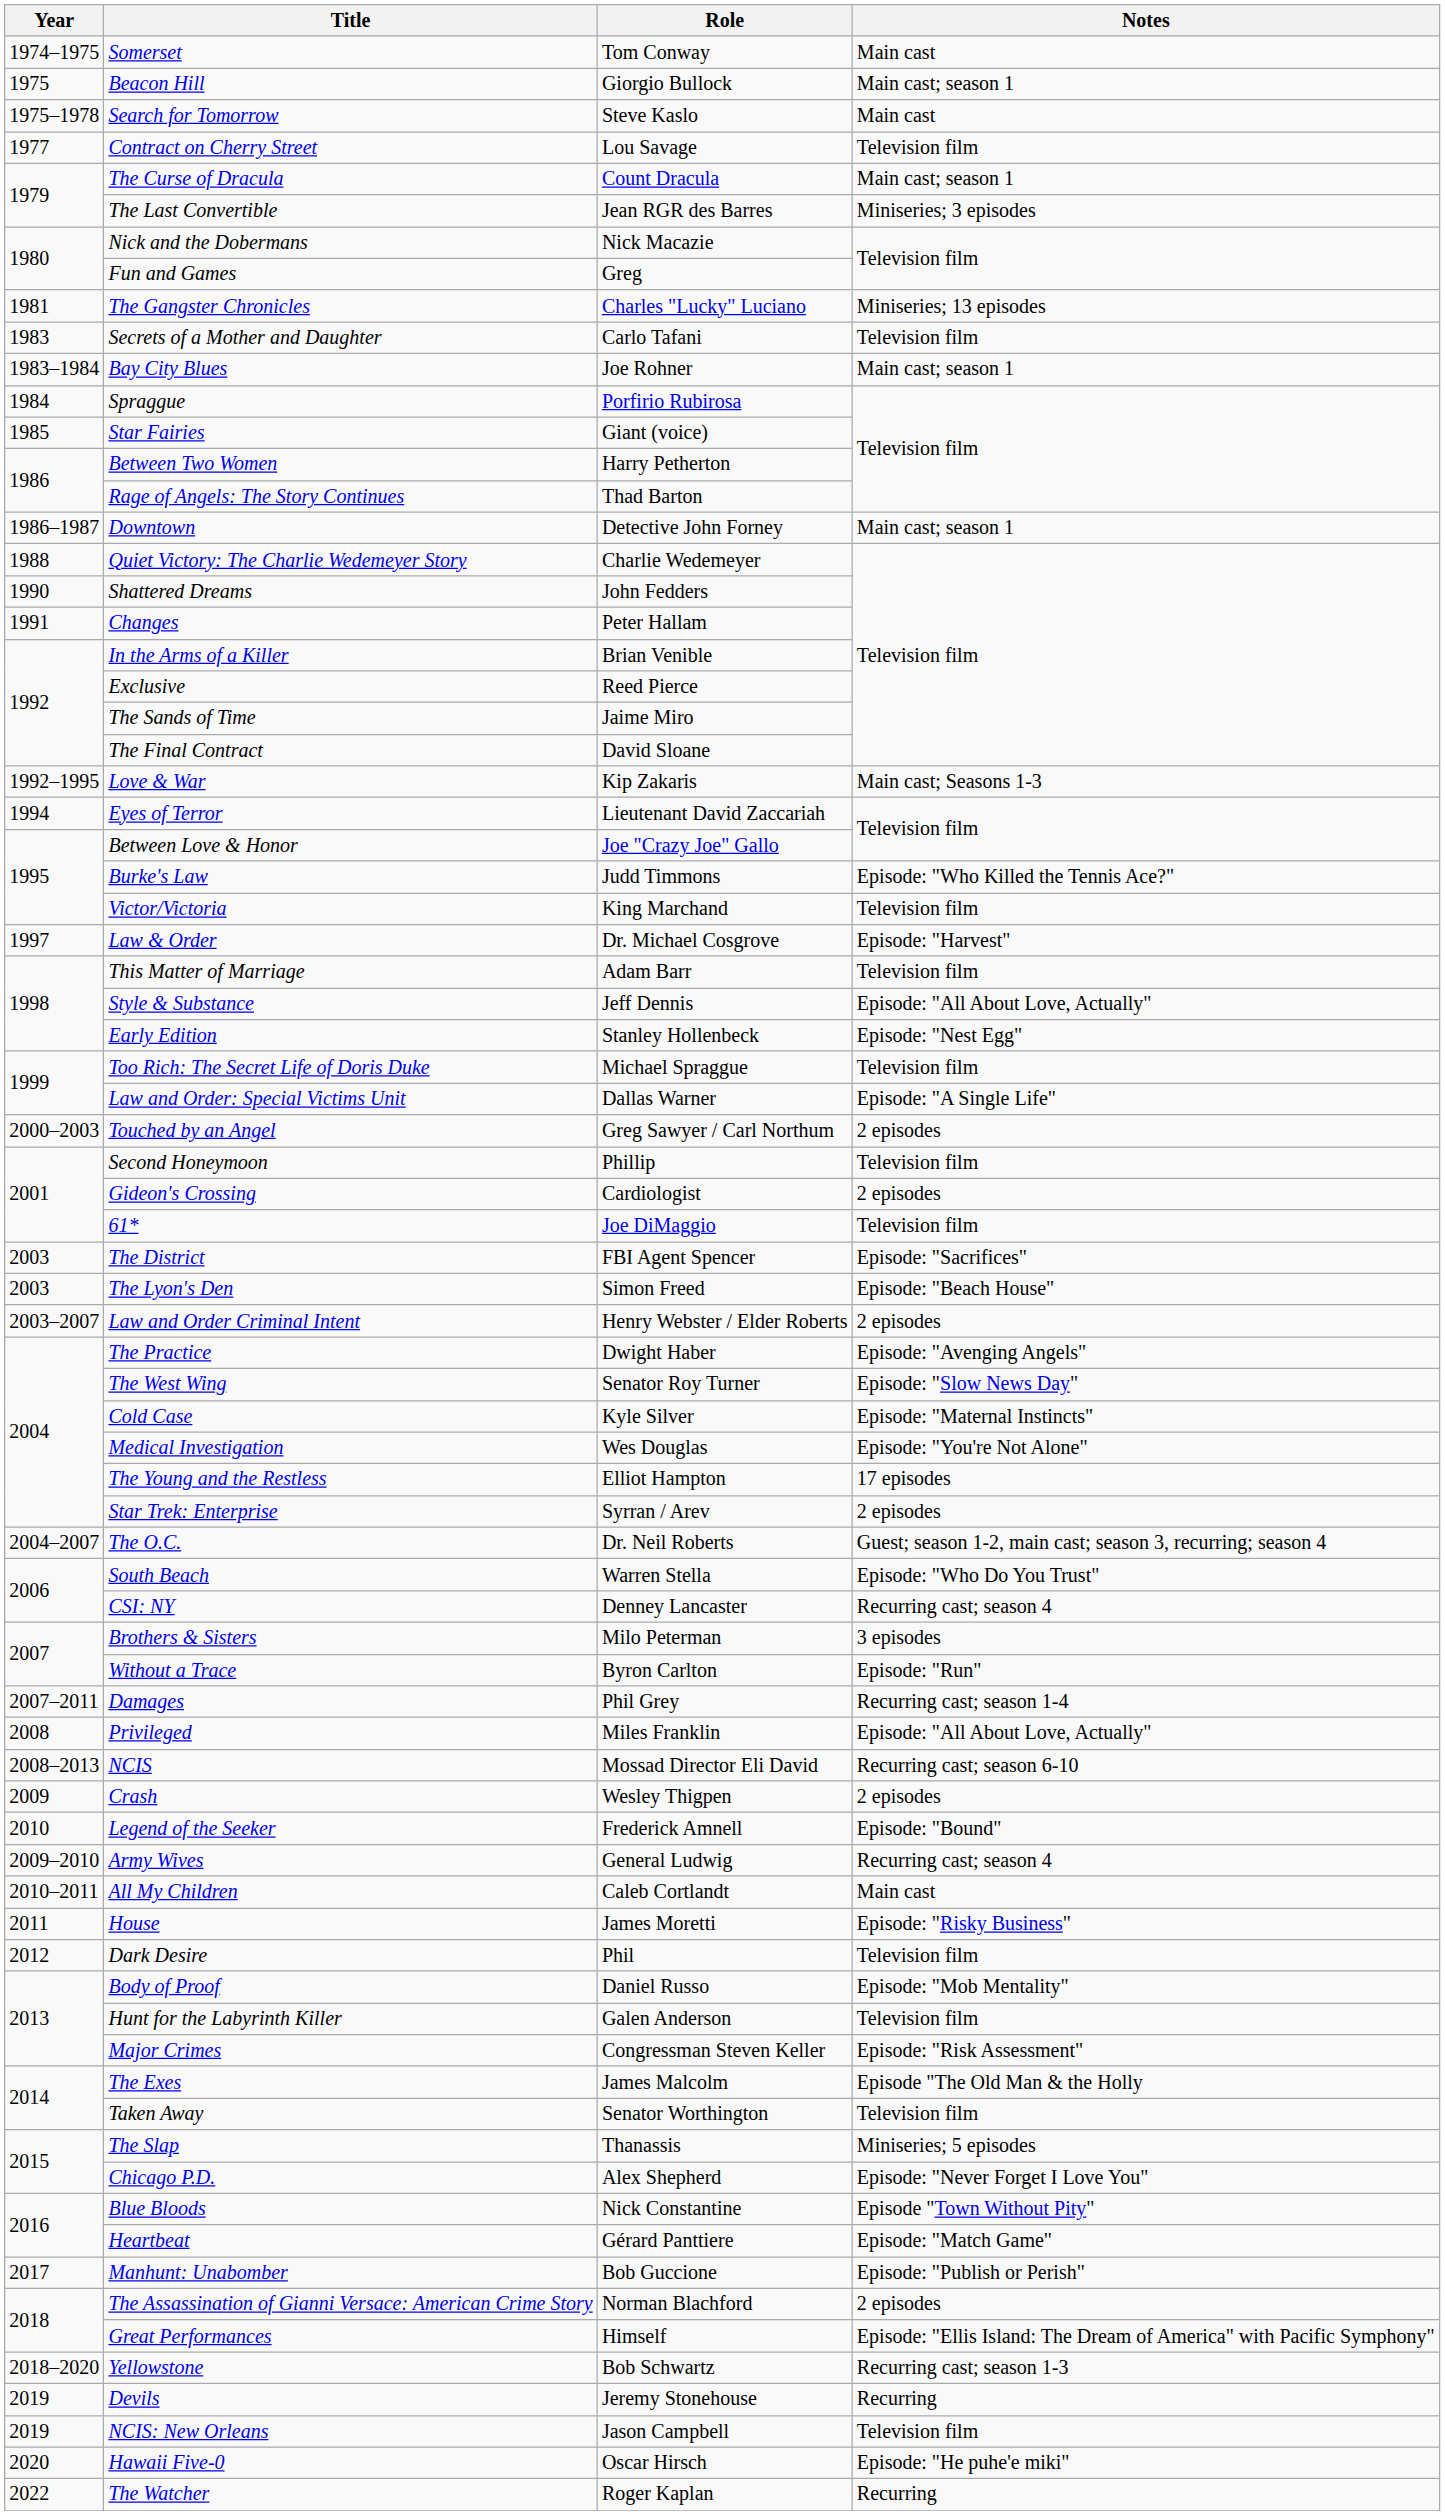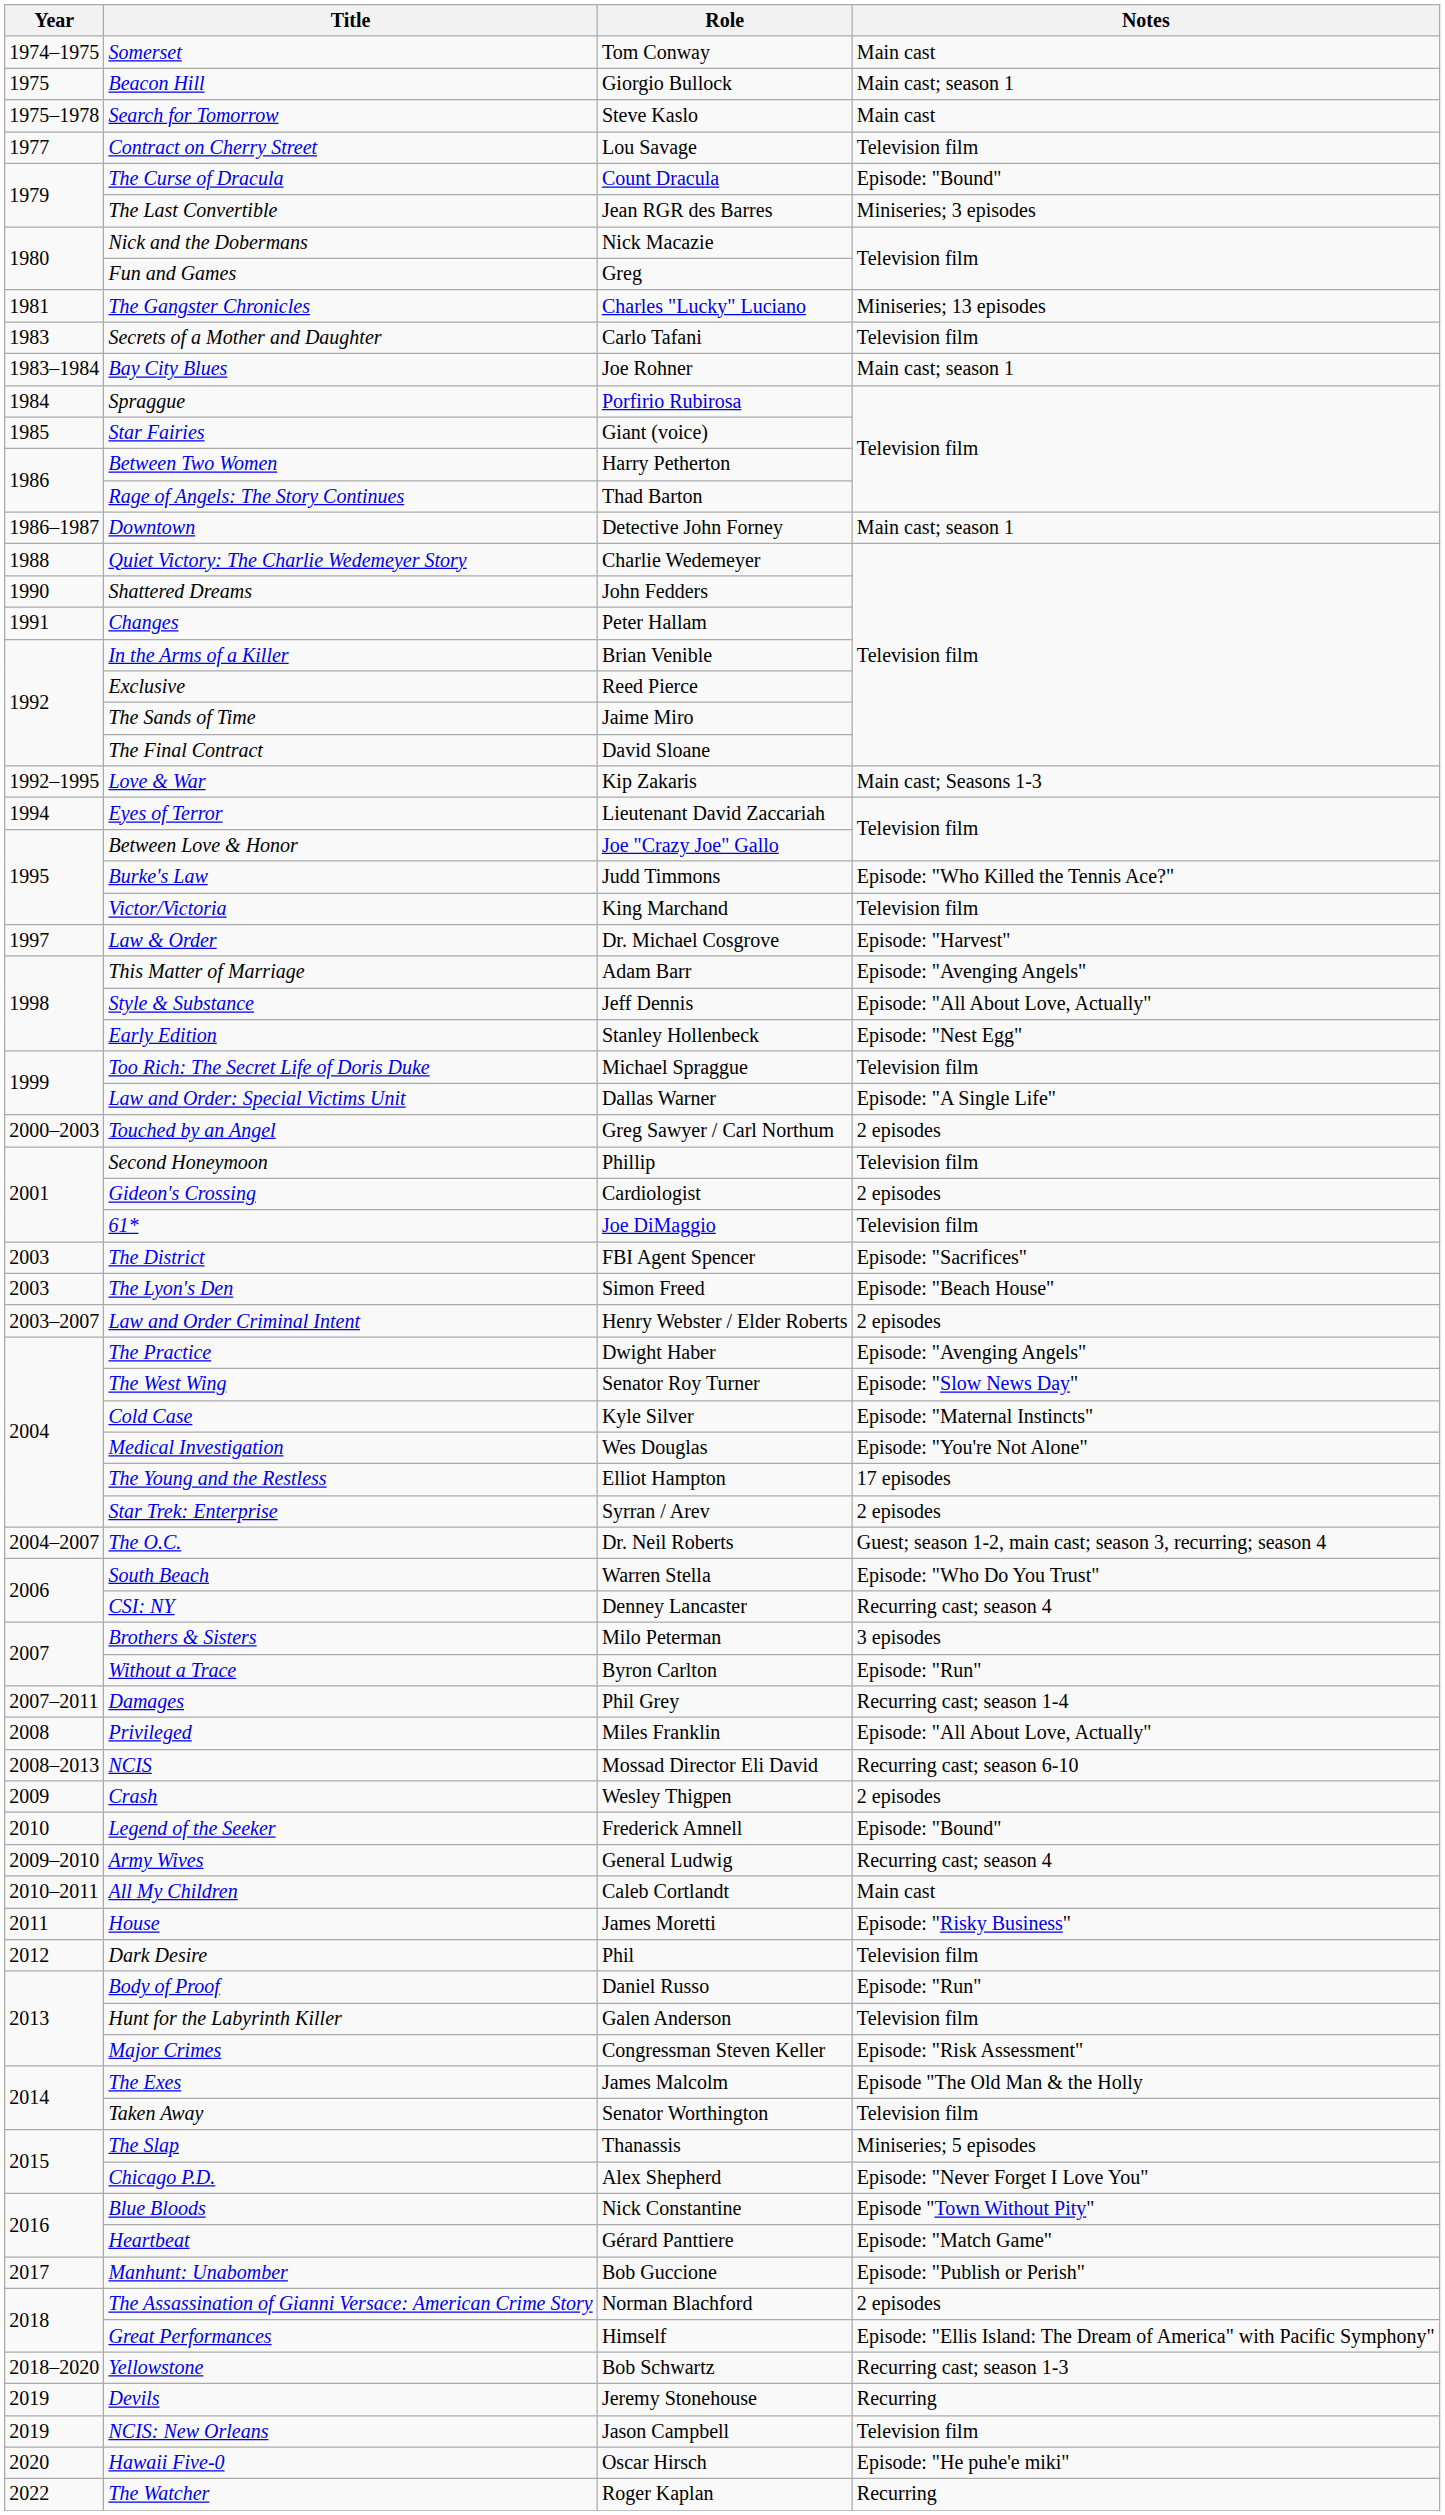(935, 178) Main cast; season 1 -> (929, 178) Episode: "Bound"
(918, 971) Television film -> (972, 971) Episode: "Avenging Angels"
(963, 1986) Episode: "Mob Mentality" -> (919, 1986) Episode: "Run"
